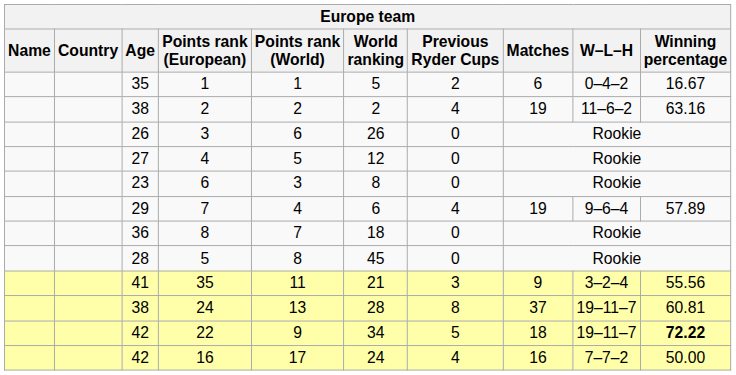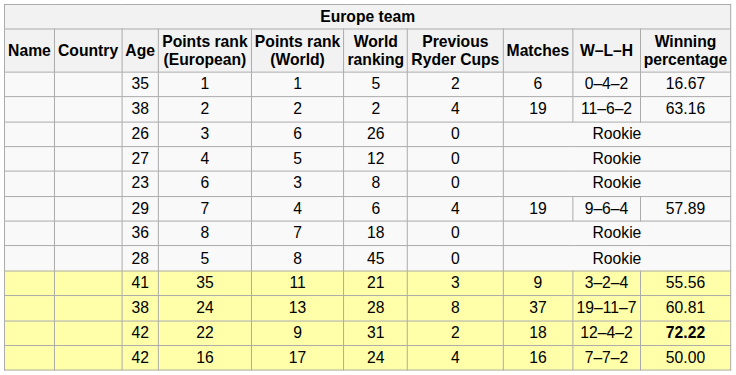(376, 332) 34 -> (376, 332) 31
(455, 332) 5 -> (455, 332) 2
(606, 332) 19–11–7 -> (606, 332) 12–4–2
